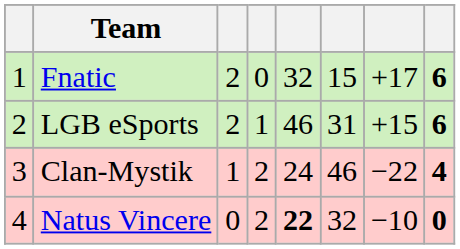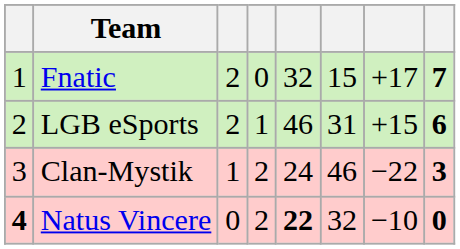(439, 76) 6 -> (439, 76) 7
(439, 171) 4 -> (439, 171) 3
(19, 219) normal -> (19, 219) bold
